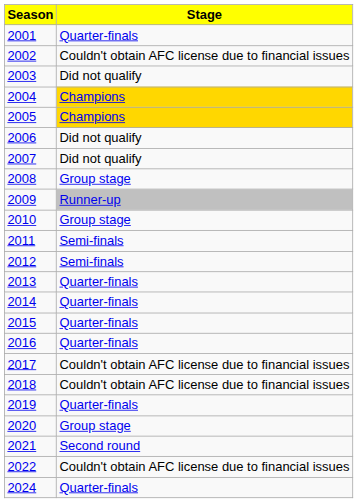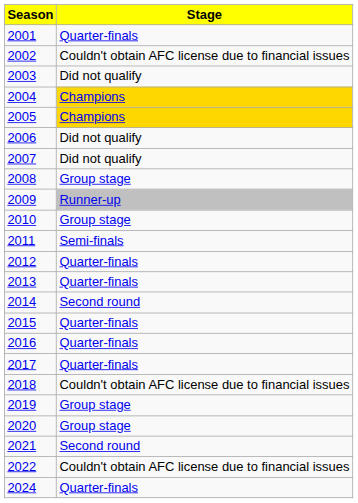(92, 261) Semi-finals -> (99, 261) Quarter-finals
(99, 302) Quarter-finals -> (100, 302) Second round
(204, 364) Couldn't obtain AFC license due to financial issues -> (99, 364) Quarter-finals
(99, 405) Quarter-finals -> (95, 405) Group stage
